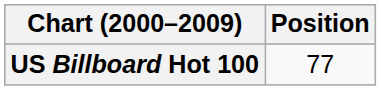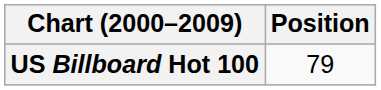(320, 64) 77 -> (320, 64) 79
